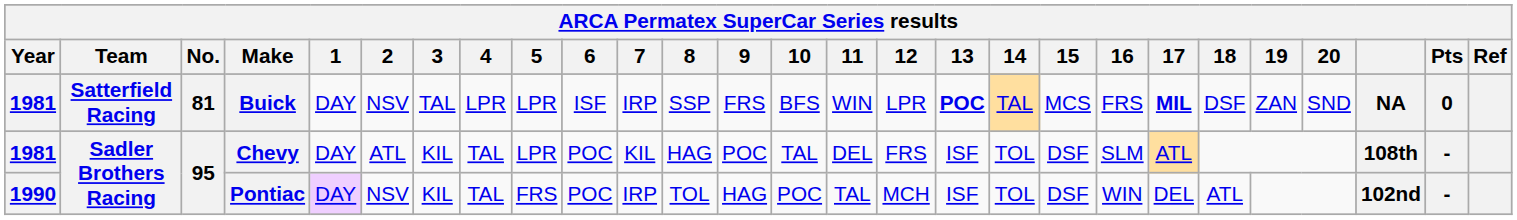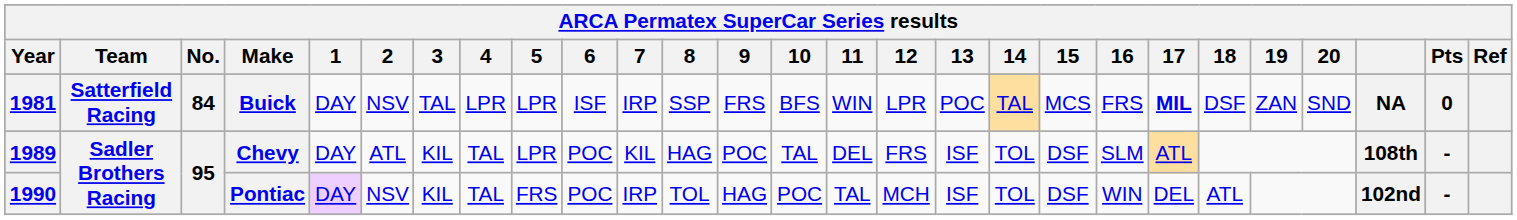(203, 103) 81 -> (203, 103) 84
(962, 103) bold -> (962, 103) normal
(33, 152) 1981 -> (33, 152) 1989
